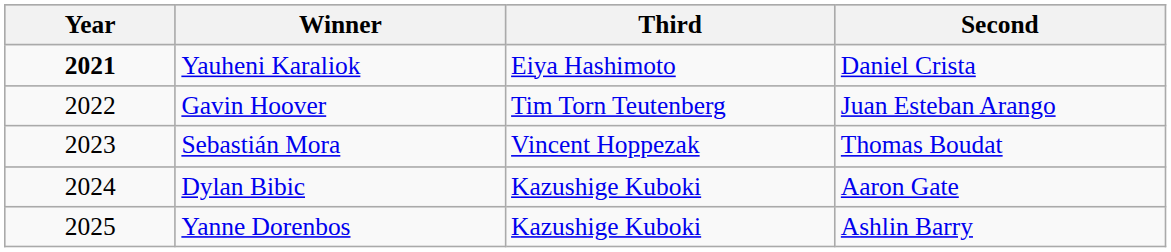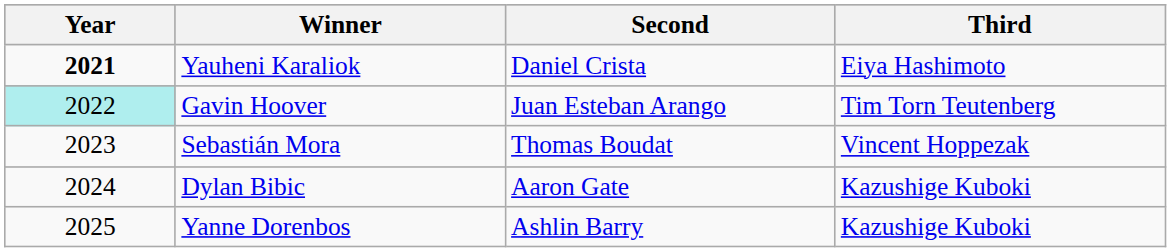columns swapped: (1000, 24) <-> (670, 24)
(90, 105) no background -> (90, 105) paleturquoise background
